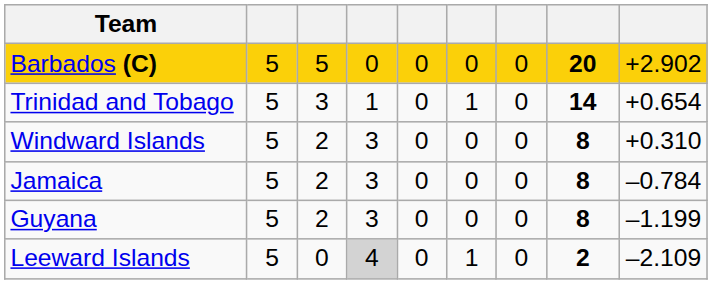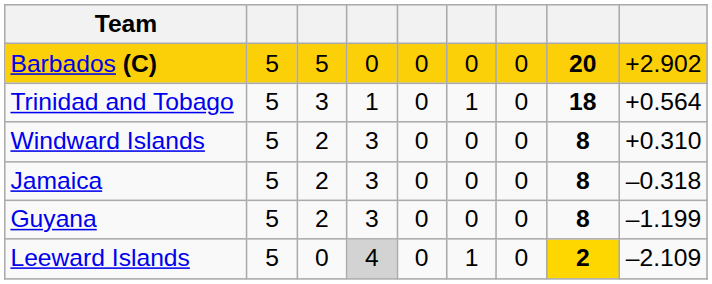(583, 102) 14 -> (583, 102) 18
(663, 102) +0.654 -> (663, 102) +0.564
(663, 180) –0.784 -> (663, 180) –0.318
(583, 258) no background -> (583, 258) gold background
